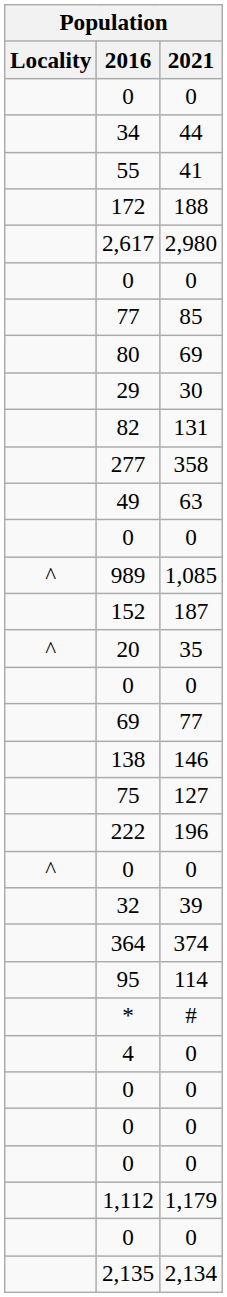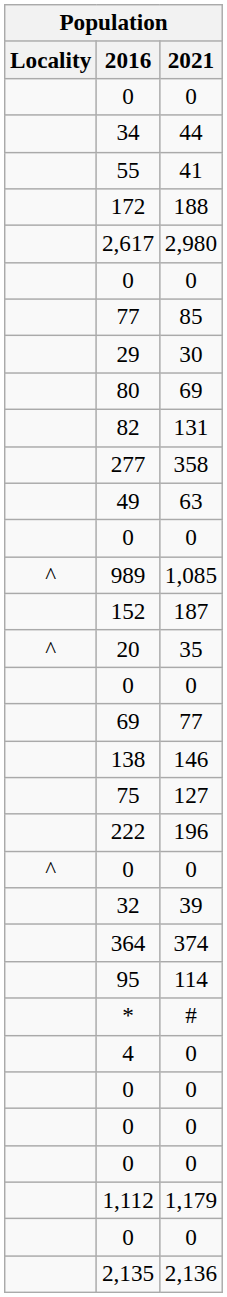rows swapped: (51, 354) <-> (51, 391)
(191, 1273) 2,134 -> (191, 1273) 2,136
